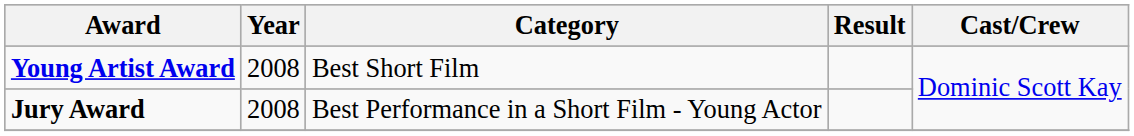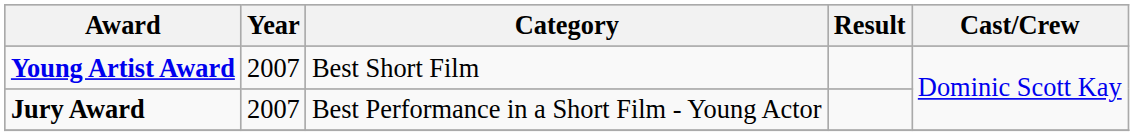(273, 67) 2008 -> (273, 67) 2007
(273, 109) 2008 -> (273, 109) 2007
